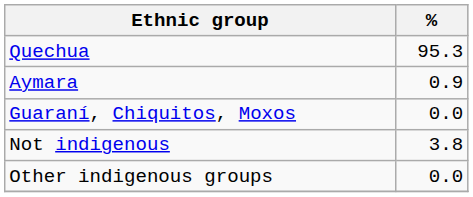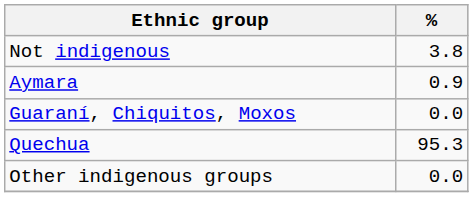rows swapped: (49, 51) <-> (90, 145)
